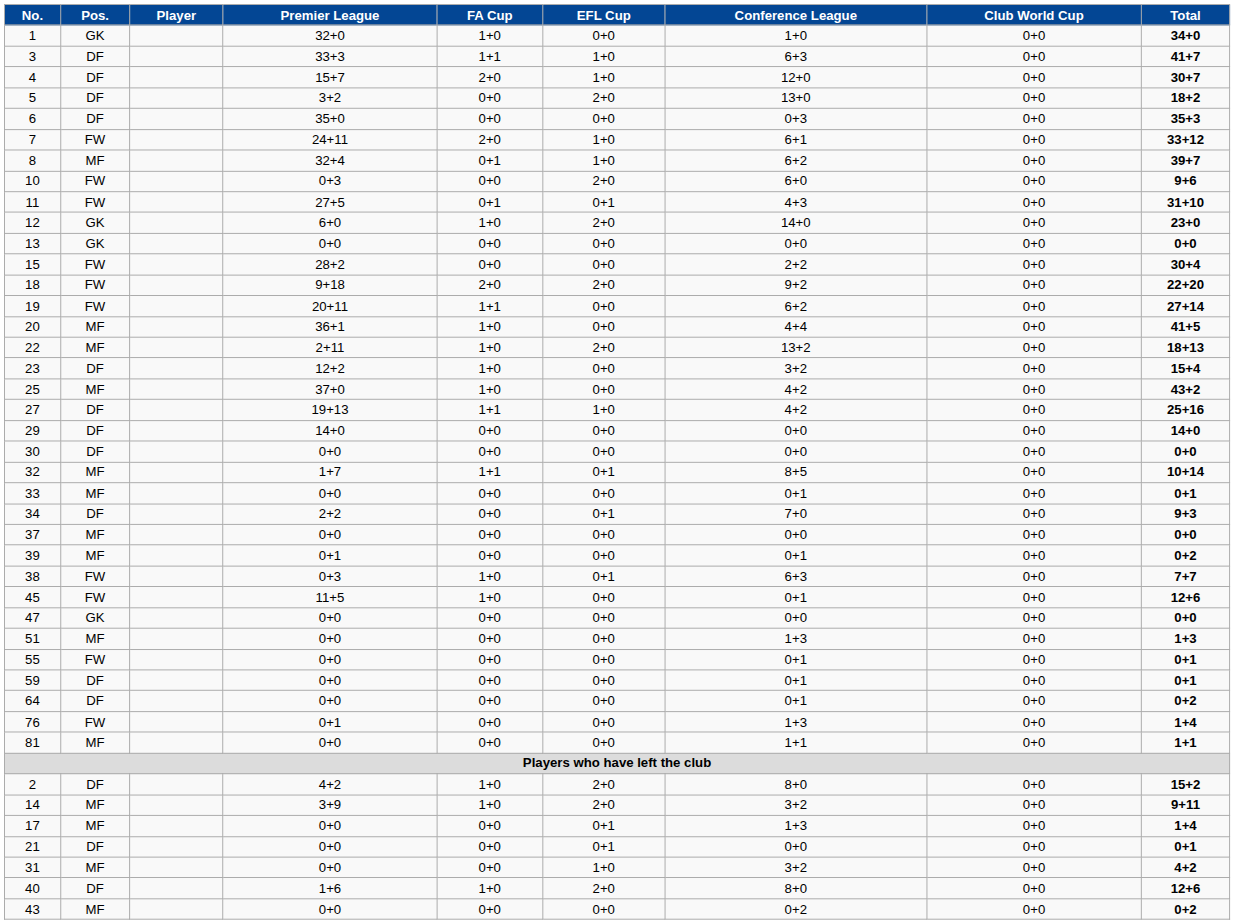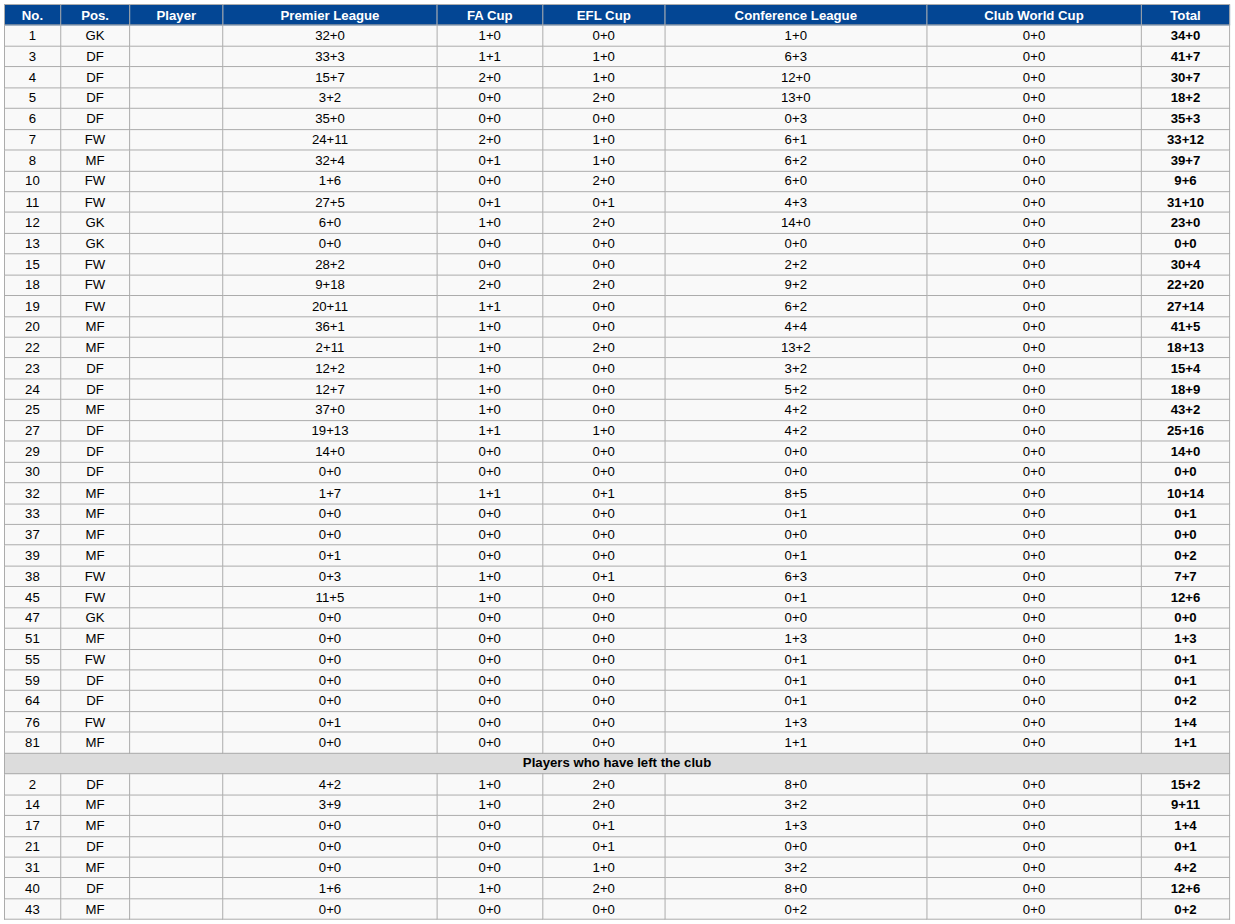(330, 181) 0+3 -> (330, 181) 1+6
+ row: (32, 389)
- row: (32, 514)
